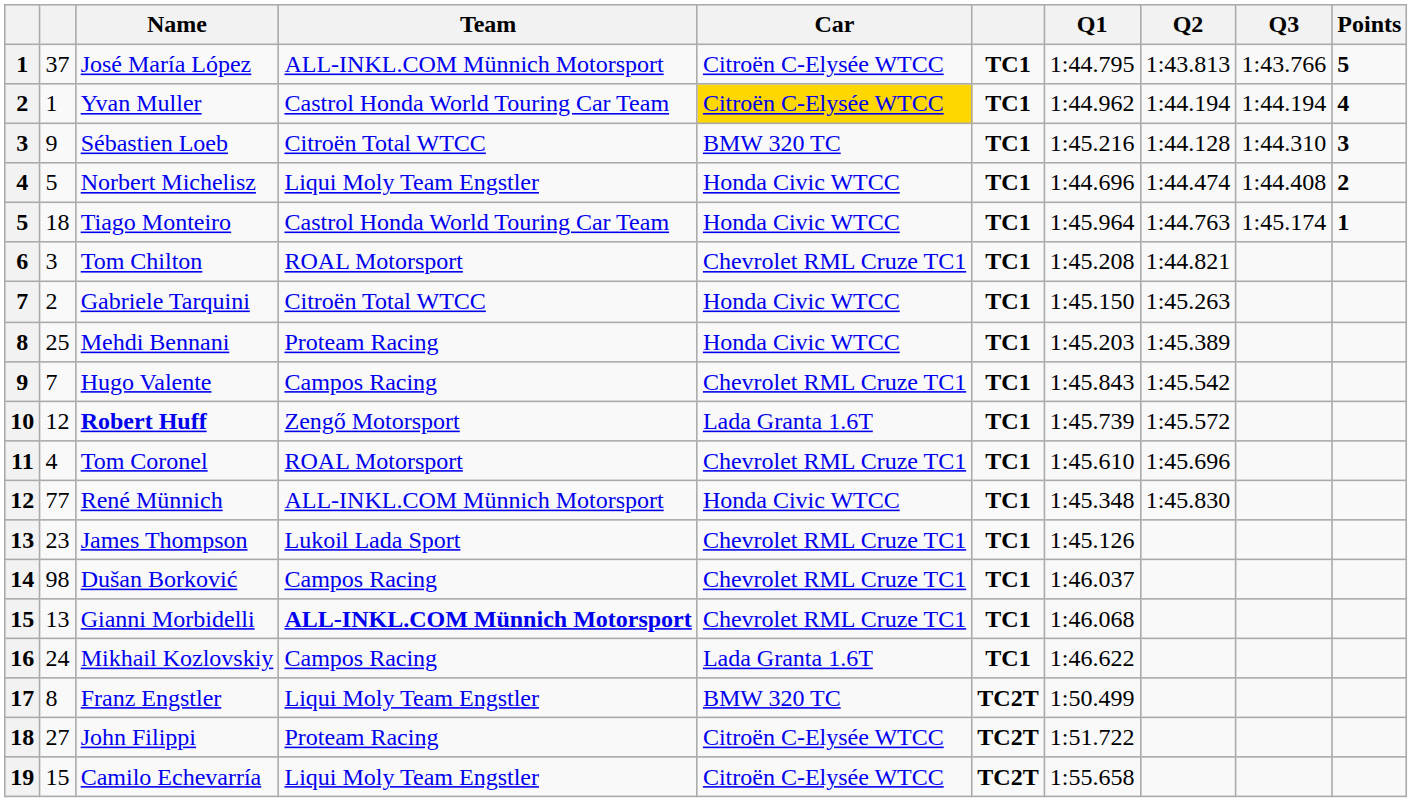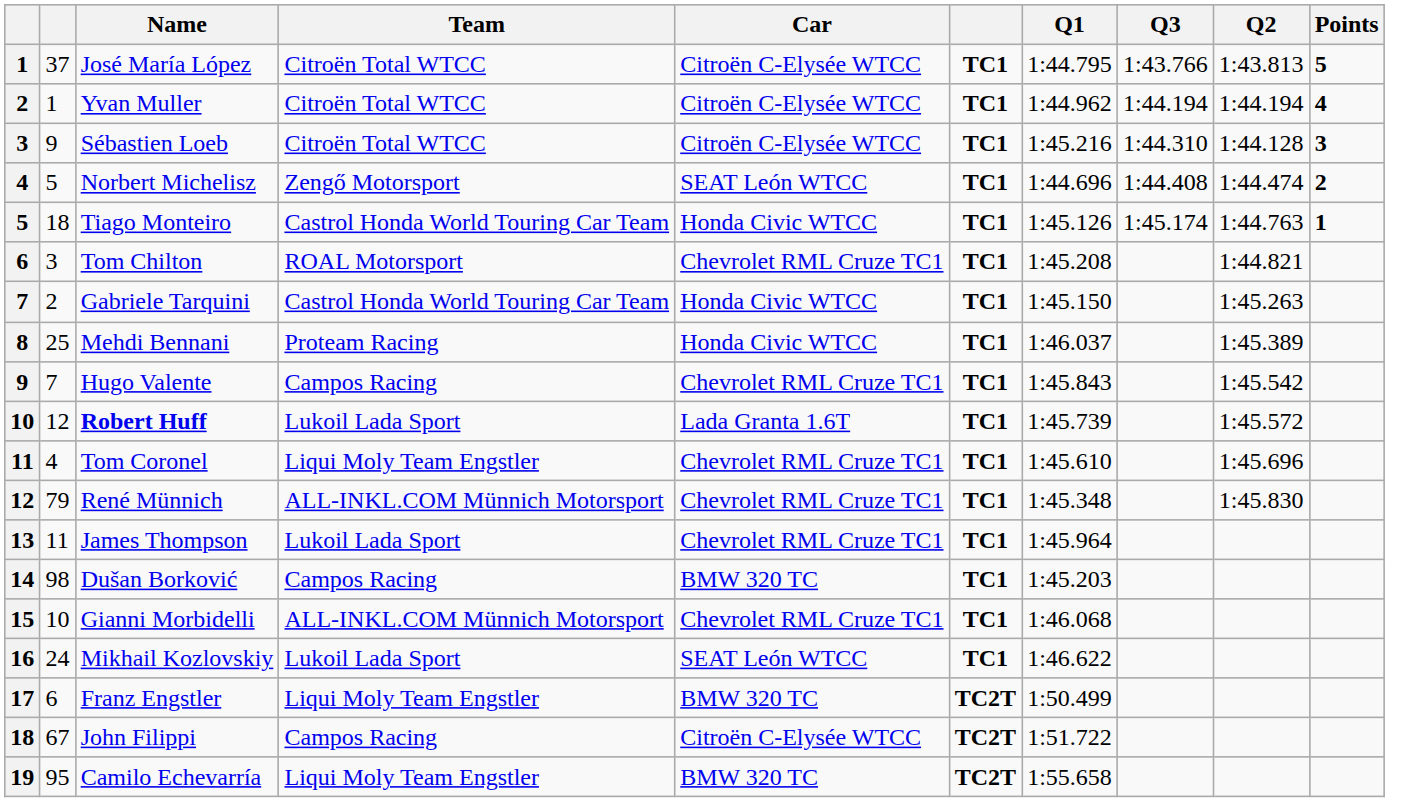columns swapped: (1188, 24) <-> (1284, 24)
(474, 64) ALL-INKL.COM Münnich Motorsport -> (385, 64) Citroën Total WTCC
(477, 103) Castrol Honda World Touring Car Team -> (385, 103) Citroën Total WTCC
(823, 103) gold background -> (801, 103) no background
(772, 143) BMW 320 TC -> (801, 143) Citroën C-Elysée WTCC
(412, 182) Liqui Moly Team Engstler -> (372, 182) Zengő Motorsport
(801, 182) Honda Civic WTCC -> (774, 182) SEAT León WTCC
(1092, 222) 1:45.964 -> (1070, 222) 1:45.126
(385, 301) Citroën Total WTCC -> (477, 301) Castrol Honda World Touring Car Team
(1092, 341) 1:45.203 -> (1070, 341) 1:46.037
(372, 420) Zengő Motorsport -> (372, 420) Lukoil Lada Sport
(374, 460) ROAL Motorsport -> (412, 460) Liqui Moly Team Engstler
(58, 499) 77 -> (58, 499) 79
(801, 499) Honda Civic WTCC -> (812, 499) Chevrolet RML Cruze TC1
(58, 539) 23 -> (57, 539) 11
(1092, 539) 1:45.126 -> (1070, 539) 1:45.964
(835, 578) Chevrolet RML Cruze TC1 -> (749, 578) BMW 320 TC
(1092, 578) 1:46.037 -> (1070, 578) 1:45.203
(58, 618) 13 -> (58, 618) 10
(488, 618) bold -> (474, 618) normal
(361, 658) Campos Racing -> (372, 658) Lukoil Lada Sport
(788, 658) Lada Granta 1.6T -> (774, 658) SEAT León WTCC
(52, 697) 8 -> (52, 697) 6
(58, 737) 27 -> (58, 737) 67
(361, 737) Proteam Racing -> (361, 737) Campos Racing
(58, 776) 15 -> (58, 776) 95
(823, 776) Citroën C-Elysée WTCC -> (749, 776) BMW 320 TC
